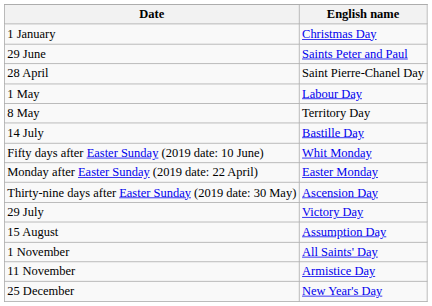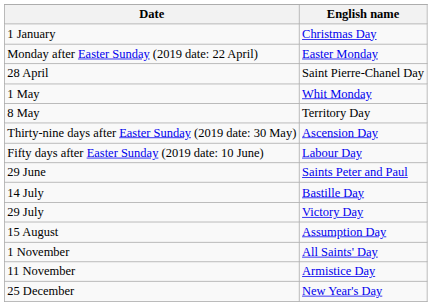rows swapped: (133, 172) <-> (27, 53)
(332, 93) Labour Day -> (337, 93) Whit Monday
rows swapped: (152, 192) <-> (25, 133)
(337, 152) Whit Monday -> (332, 152) Labour Day
